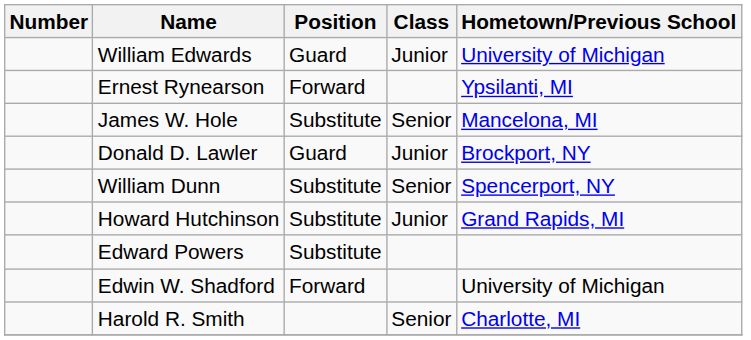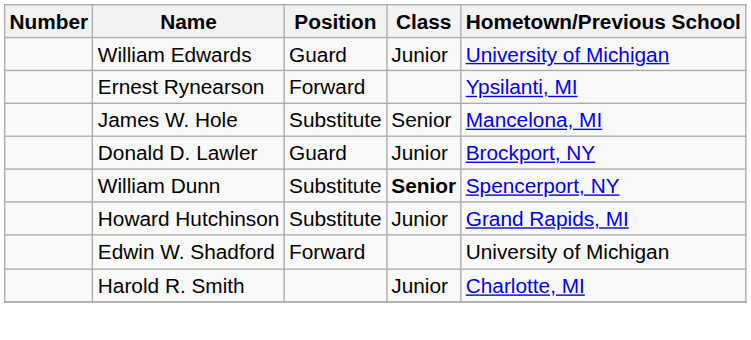(421, 186) normal -> (424, 186) bold
- row: (171, 252)
(421, 318) Senior -> (420, 285) Junior
